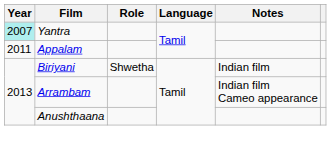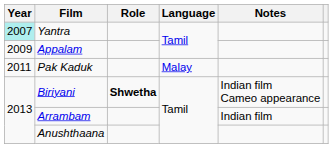(19, 49) 2011 -> (20, 49) 2009
+ row: (65, 67)
(132, 67) normal -> (133, 91) bold
(244, 67) Indian film -> (270, 91) Indian film Cameo appearance
(268, 91) Indian film Cameo appearance -> (246, 116) Indian film
